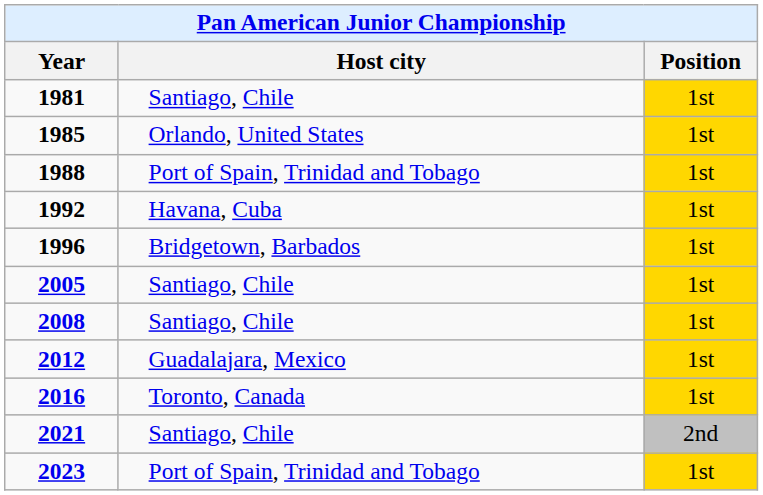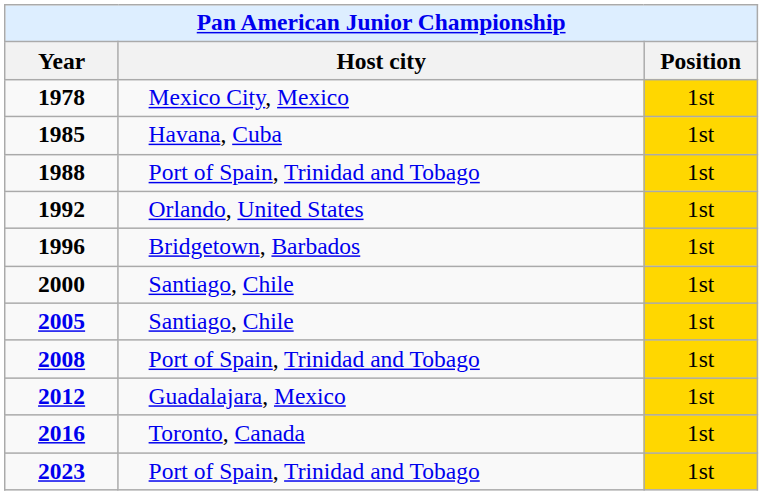+ row: (62, 97)
- row: (62, 97)
(256, 135) Orlando, United States -> (215, 135) Havana, Cuba
(215, 209) Havana, Cuba -> (256, 209) Orlando, United States
+ row: (62, 284)
(221, 321) Santiago, Chile -> (314, 358) Port of Spain, Trinidad and Tobago
- row: (62, 433)
